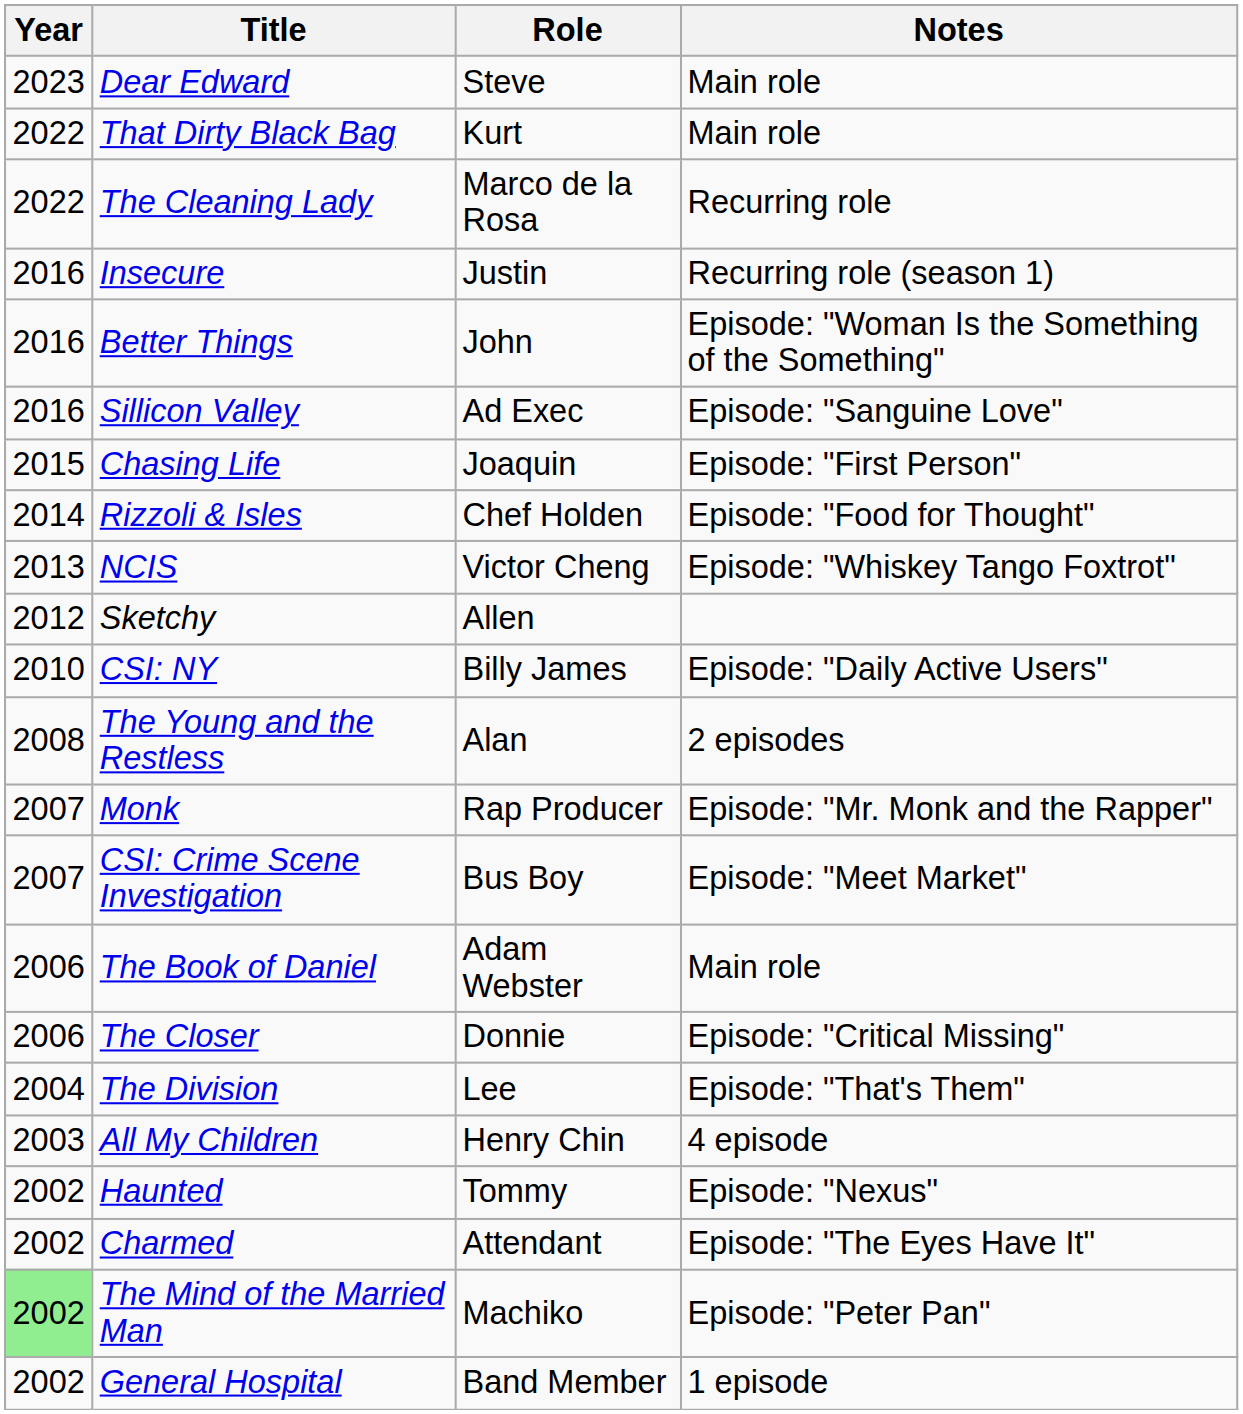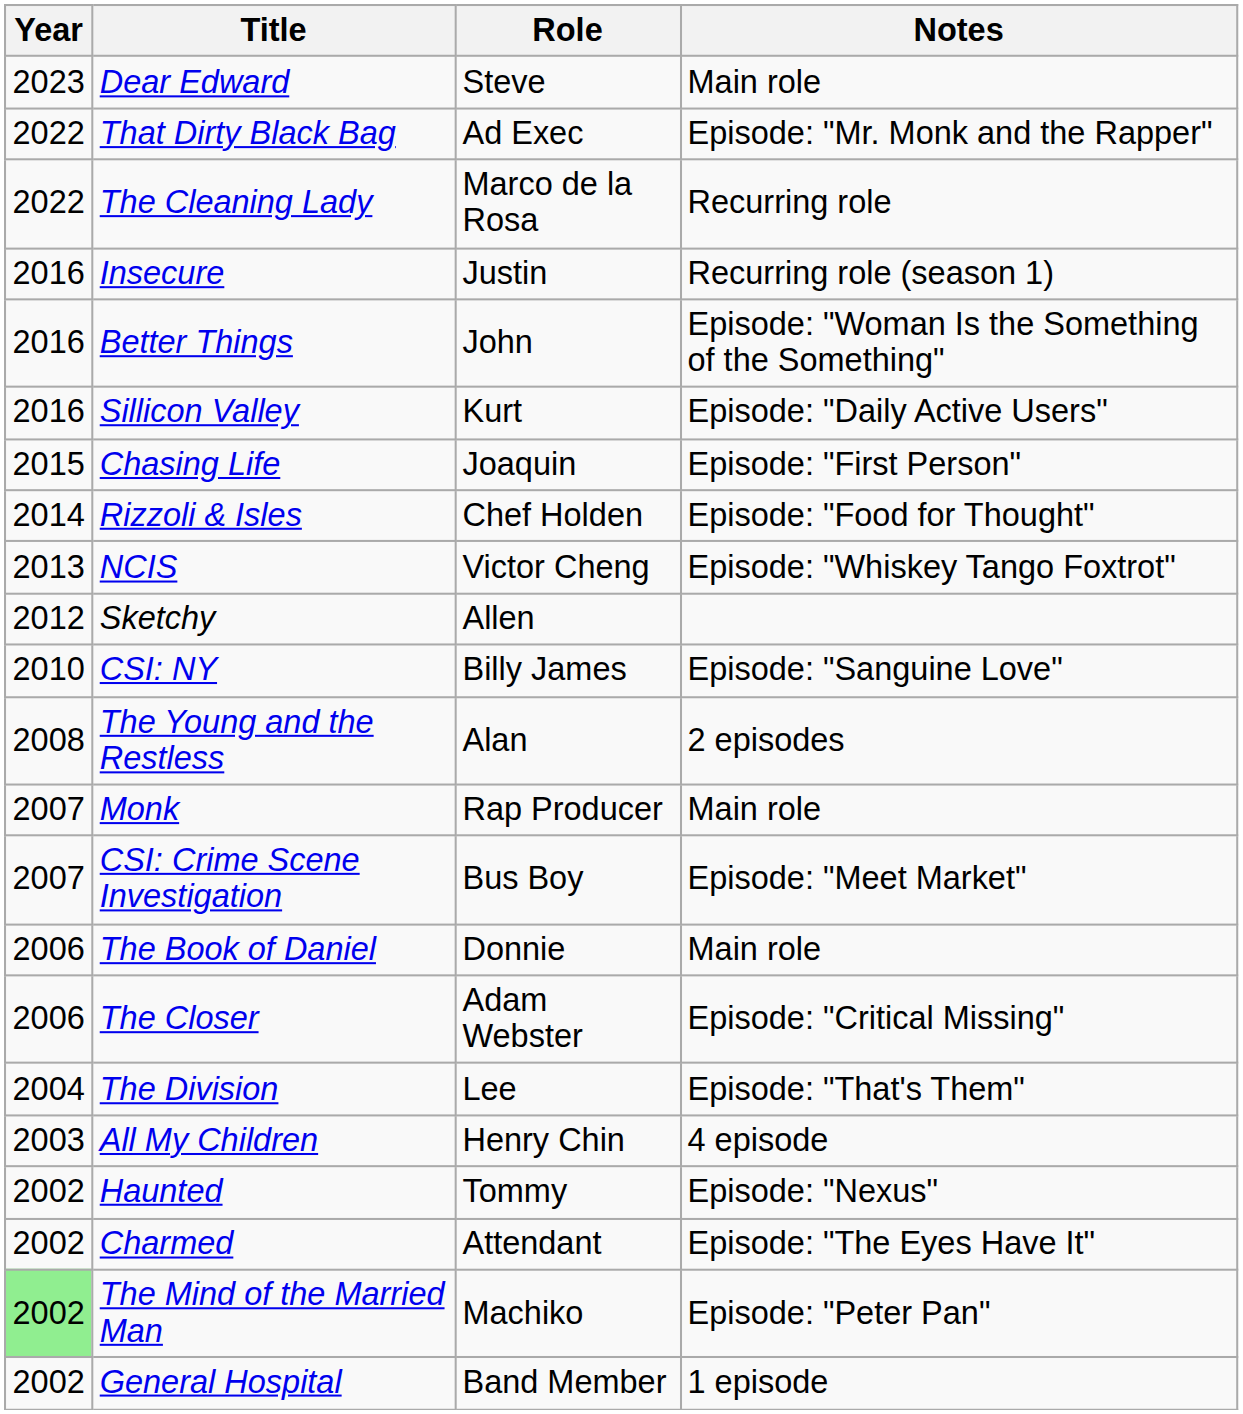(492, 133) Kurt -> (523, 133) Ad Exec
(754, 133) Main role -> (950, 133) Episode: "Mr. Monk and the Rapper"
(523, 412) Ad Exec -> (492, 412) Kurt
(875, 412) Episode: "Sanguine Love" -> (898, 412) Episode: "Daily Active Users"
(898, 669) Episode: "Daily Active Users" -> (875, 669) Episode: "Sanguine Love"
(950, 809) Episode: "Mr. Monk and the Rapper" -> (754, 809) Main role
(523, 967) Adam Webster -> (514, 949) Donnie
(514, 1037) Donnie -> (523, 1018) Adam Webster
